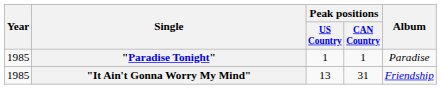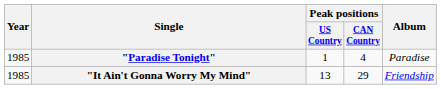(363, 57) 1 -> (363, 57) 4
(363, 75) 31 -> (363, 75) 29
